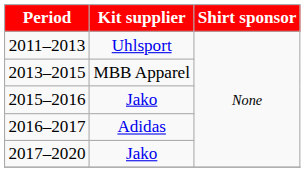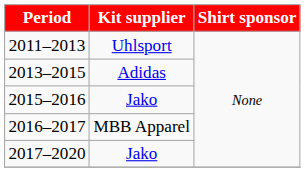(142, 72) MBB Apparel -> (142, 72) Adidas
(142, 126) Adidas -> (142, 126) MBB Apparel
